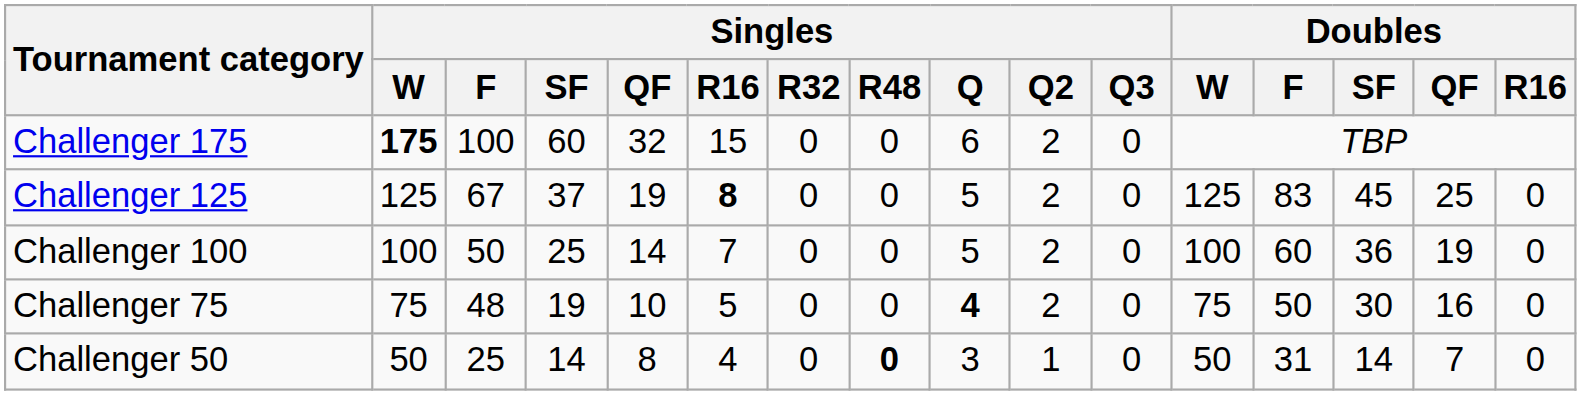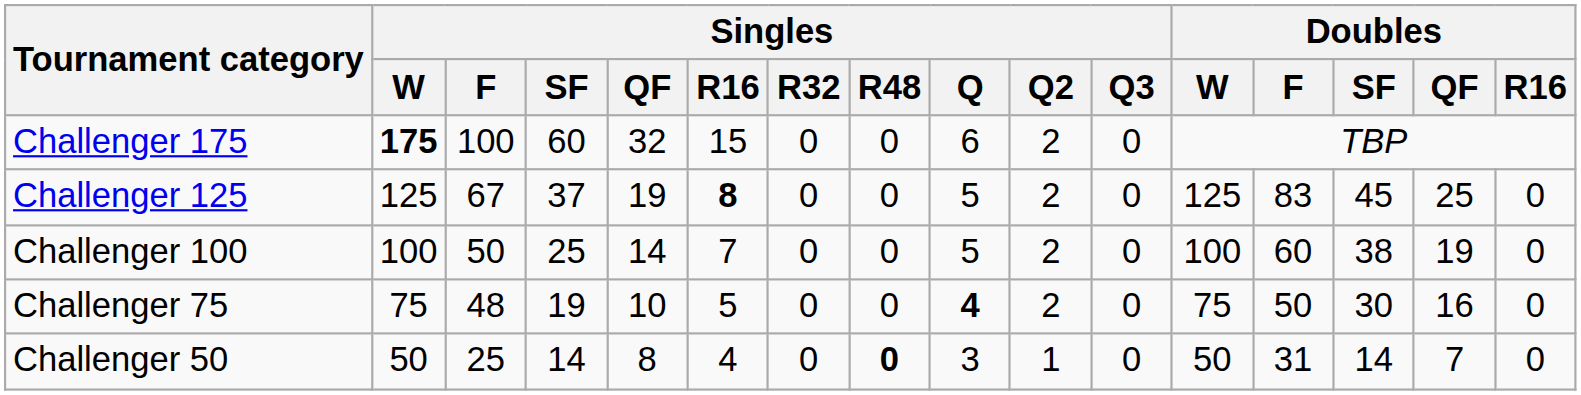(1374, 251) 36 -> (1374, 251) 38
